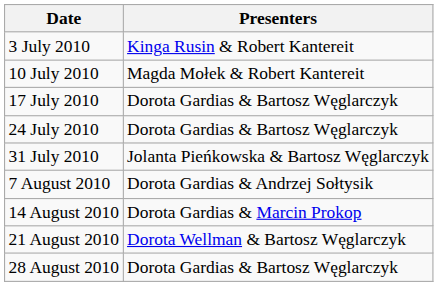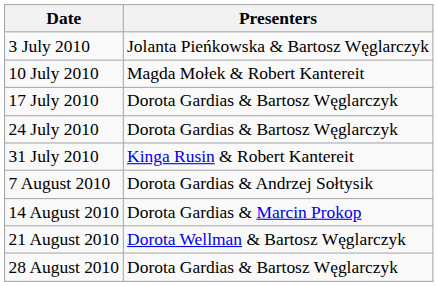(240, 45) Kinga Rusin & Robert Kantereit -> (278, 45) Jolanta Pieńkowska & Bartosz Węglarczyk
(278, 156) Jolanta Pieńkowska & Bartosz Węglarczyk -> (240, 156) Kinga Rusin & Robert Kantereit
